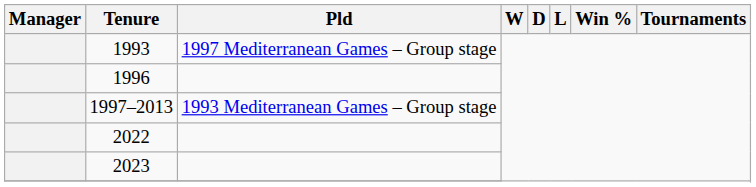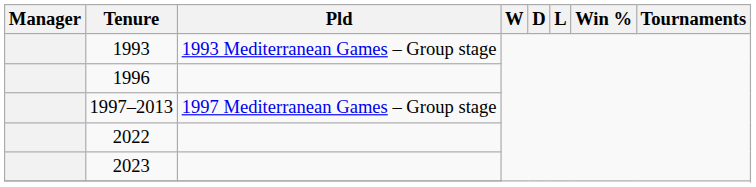(339, 48) 1997 Mediterranean Games – Group stage -> (339, 48) 1993 Mediterranean Games – Group stage
(339, 107) 1993 Mediterranean Games – Group stage -> (339, 107) 1997 Mediterranean Games – Group stage
